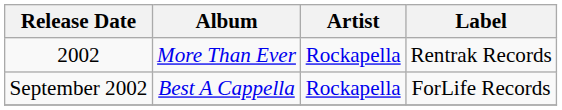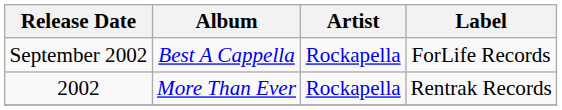rows swapped: (78, 88) <-> (78, 54)
